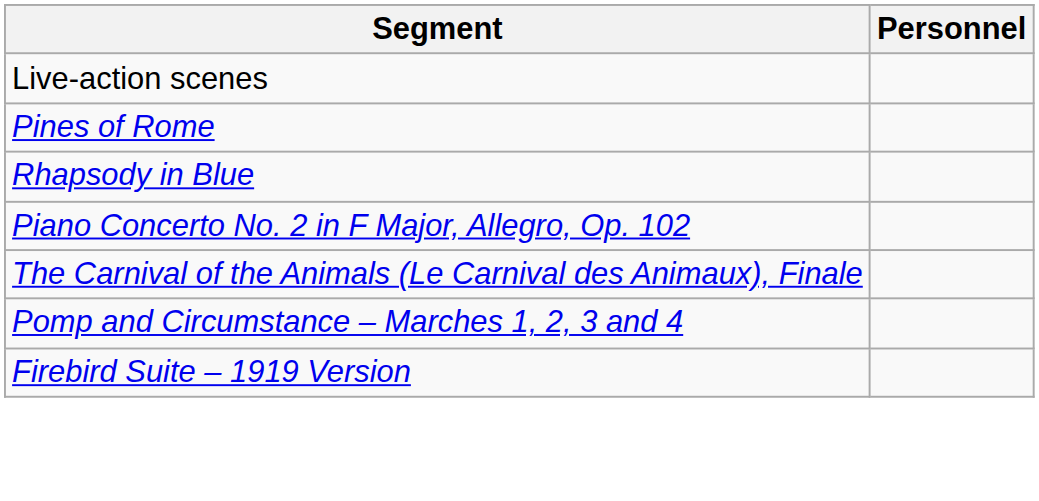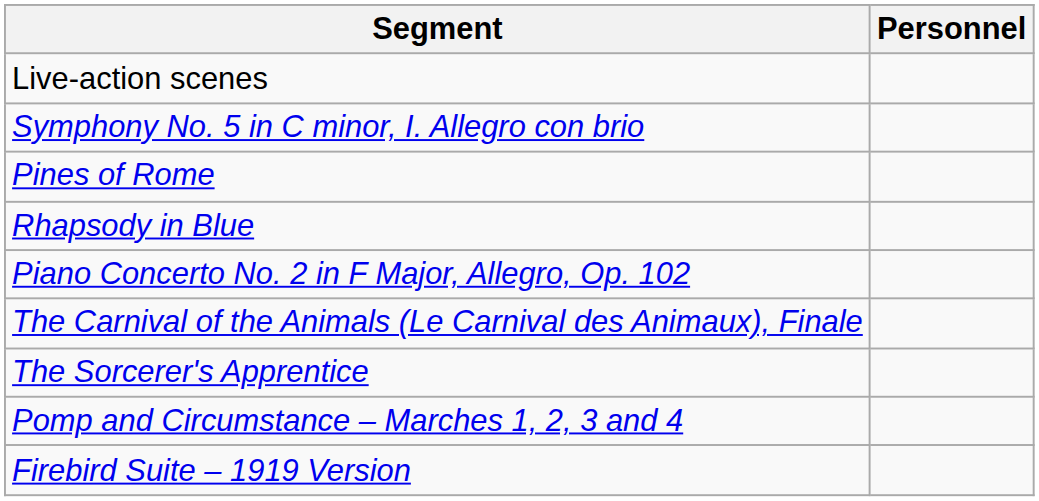+ row: (328, 126)
+ row: (190, 371)
